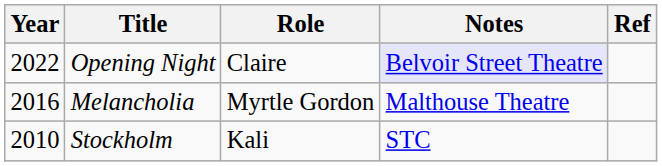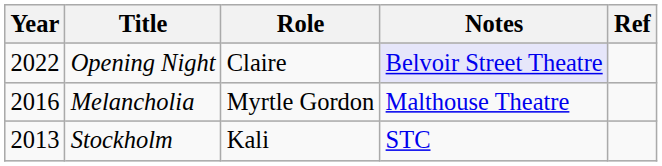(35, 140) 2010 -> (35, 140) 2013
